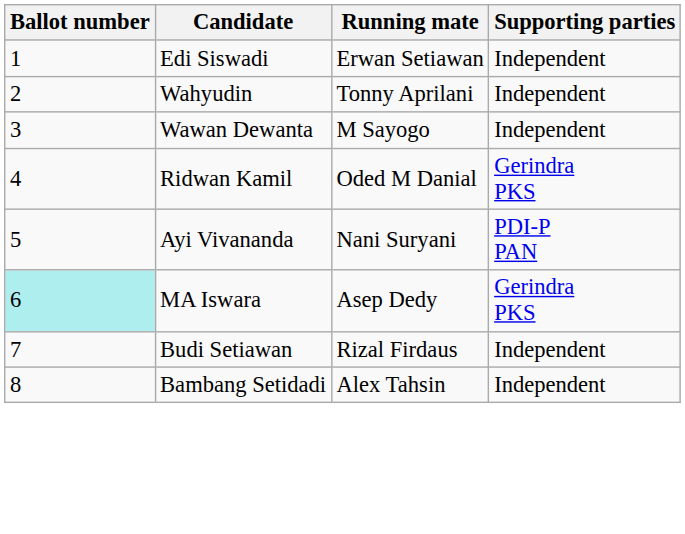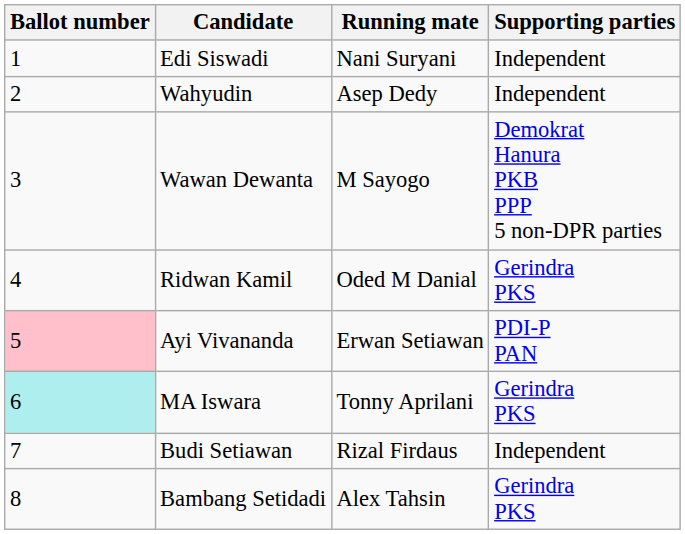(410, 58) Erwan Setiawan -> (396, 58) Nani Suryani
(405, 93) Tonny Aprilani -> (387, 93) Asep Dedy
(550, 129) Independent -> (578, 180) Demokrat Hanura PKB PPP 5 non-DPR parties
(16, 239) no background -> (16, 340) pink background
(396, 239) Nani Suryani -> (410, 340) Erwan Setiawan
(387, 300) Asep Dedy -> (405, 402) Tonny Aprilani
(550, 384) Independent -> (534, 498) Gerindra PKS
